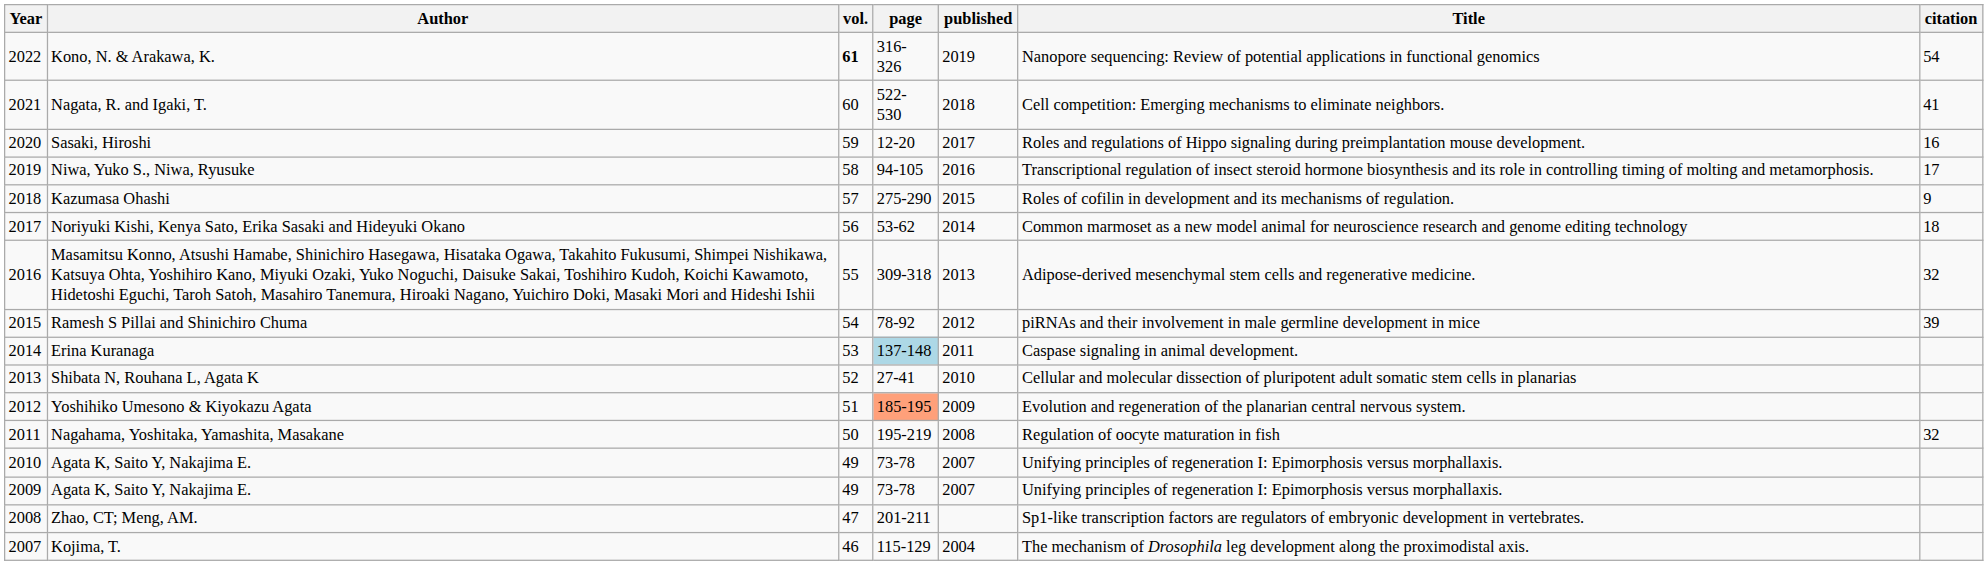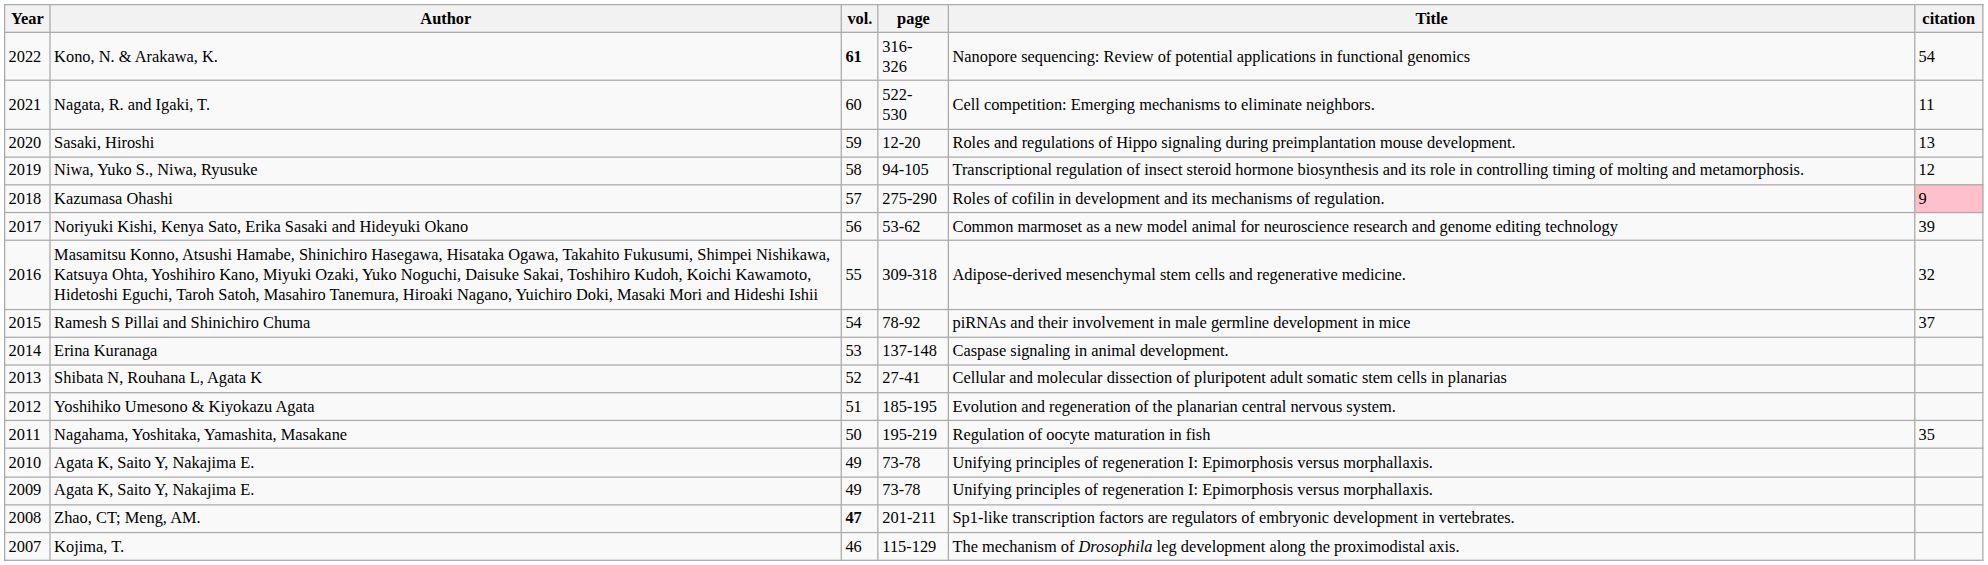- column: (978, 18)
(1931, 104) 41 -> (1926, 104) 11
(1931, 142) 16 -> (1927, 142) 13
(1931, 170) 17 -> (1927, 170) 12
(1927, 198) no background -> (1923, 198) pink background
(1931, 226) 18 -> (1927, 226) 39
(1931, 322) 39 -> (1927, 322) 37
(904, 350) lightblue background -> (910, 350) no background
(904, 406) lightsalmon background -> (910, 406) no background
(1931, 434) 32 -> (1927, 434) 35
(851, 518) normal -> (854, 518) bold
